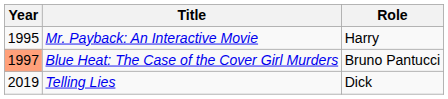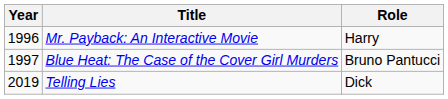(23, 37) 1995 -> (23, 37) 1996
(23, 60) lightsalmon background -> (23, 60) no background
